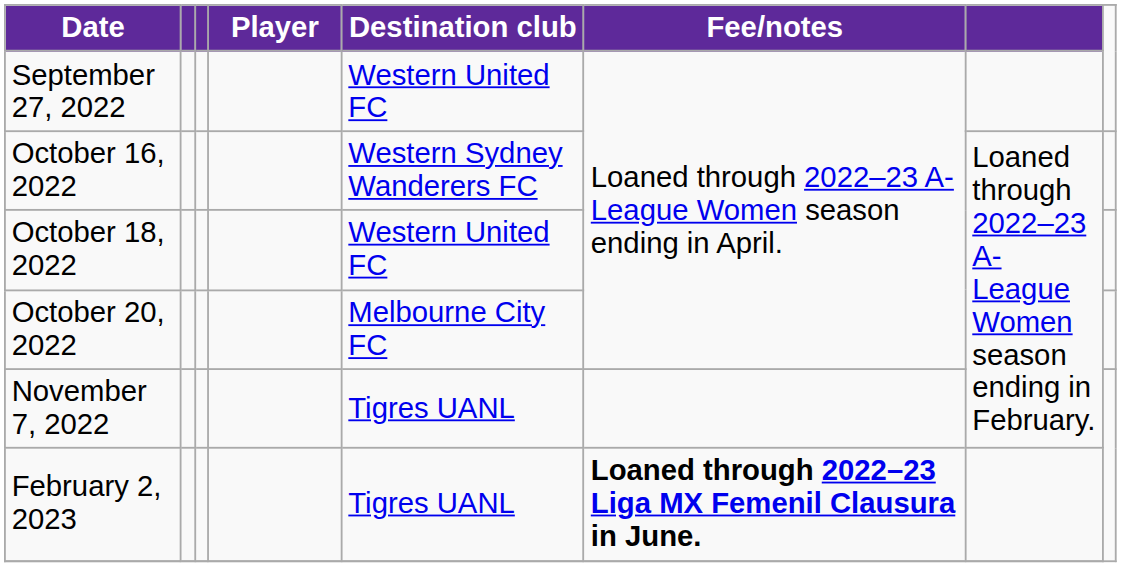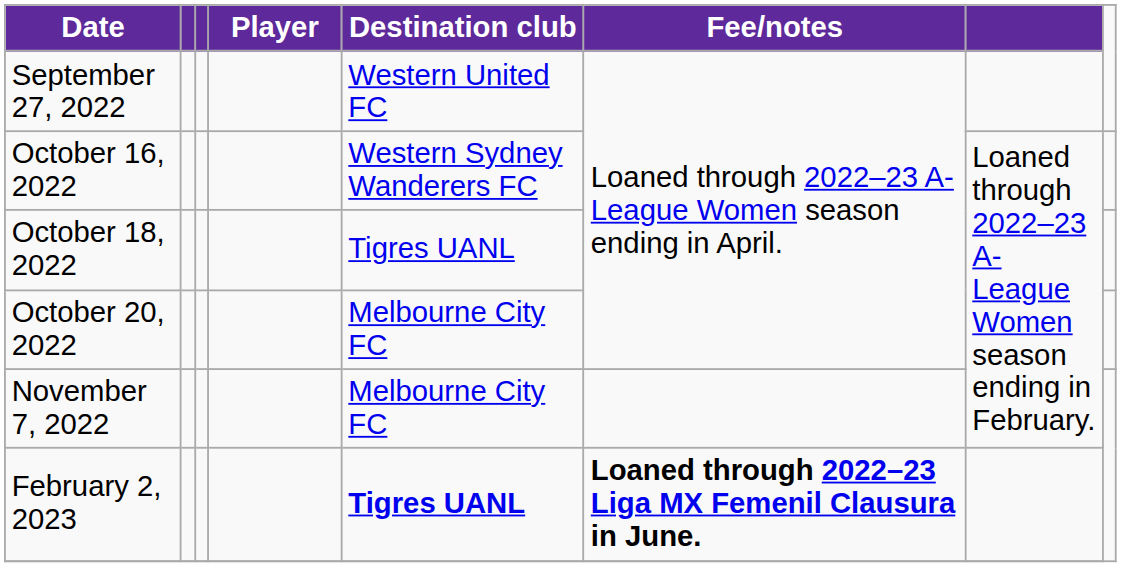(449, 249) Western United FC -> (432, 249) Tigres UANL
(432, 408) Tigres UANL -> (447, 408) Melbourne City FC
(432, 503) normal -> (437, 503) bold
